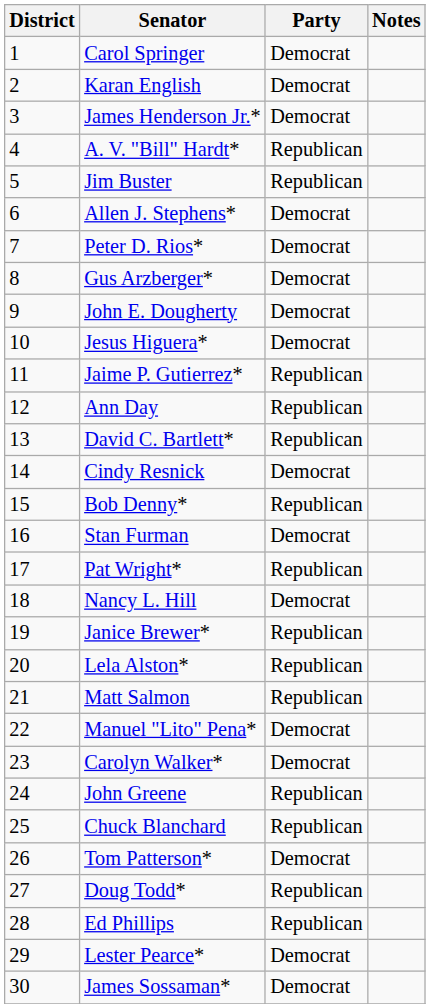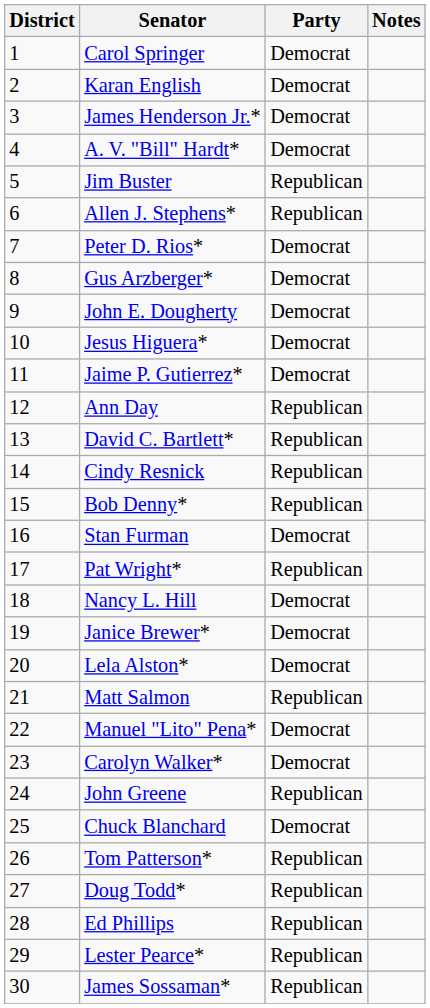(316, 149) Republican -> (310, 149) Democrat
(310, 213) Democrat -> (316, 213) Republican
(316, 375) Republican -> (310, 375) Democrat
(310, 471) Democrat -> (316, 471) Republican
(316, 632) Republican -> (310, 632) Democrat
(316, 665) Republican -> (310, 665) Democrat
(316, 826) Republican -> (310, 826) Democrat
(310, 858) Democrat -> (316, 858) Republican
(310, 955) Democrat -> (316, 955) Republican
(310, 987) Democrat -> (316, 987) Republican
